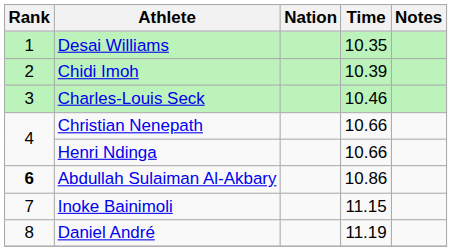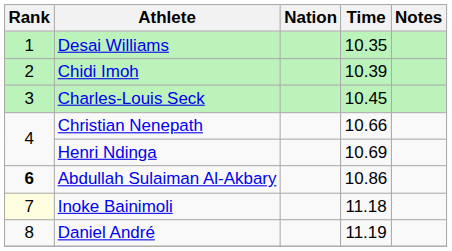(366, 98) 10.46 -> (366, 98) 10.45
(366, 152) 10.66 -> (366, 152) 10.69
(29, 206) no background -> (29, 206) lightyellow background
(366, 206) 11.15 -> (366, 206) 11.18
